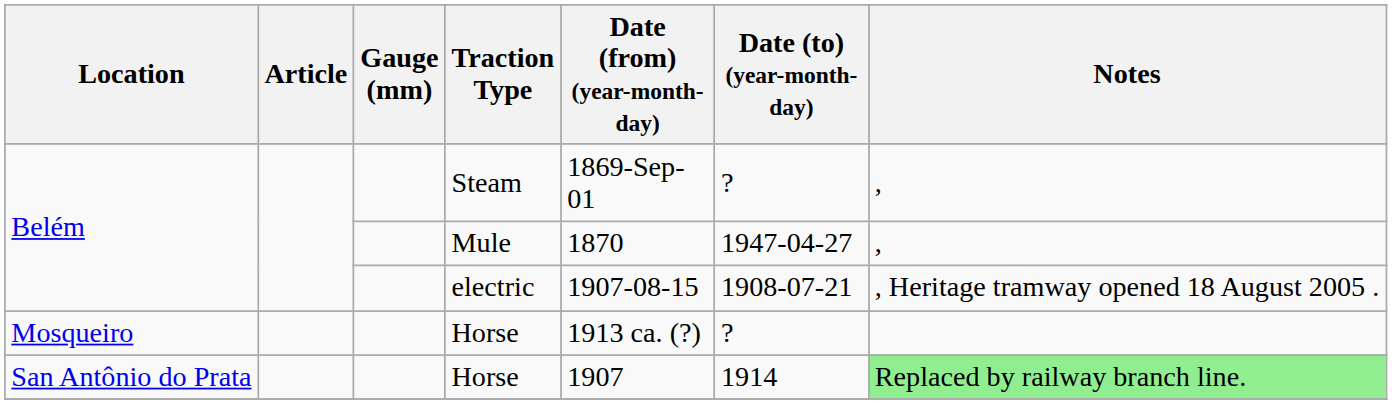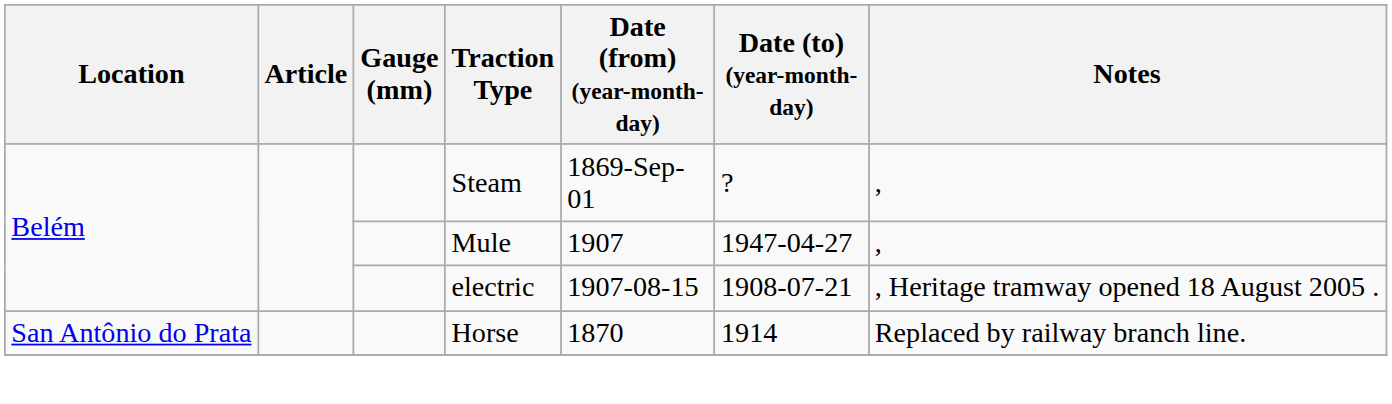(595, 242) 1870 -> (595, 242) 1907
- row: (72, 332)
(595, 376) 1907 -> (595, 332) 1870
(1060, 376) lightgreen background -> (1060, 332) no background
